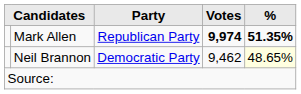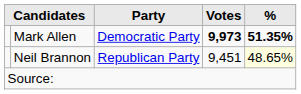(148, 36) Republican Party -> (148, 36) Democratic Party
(225, 36) 9,974 -> (225, 36) 9,973
(148, 58) Democratic Party -> (148, 58) Republican Party
(225, 58) 9,462 -> (225, 58) 9,451
